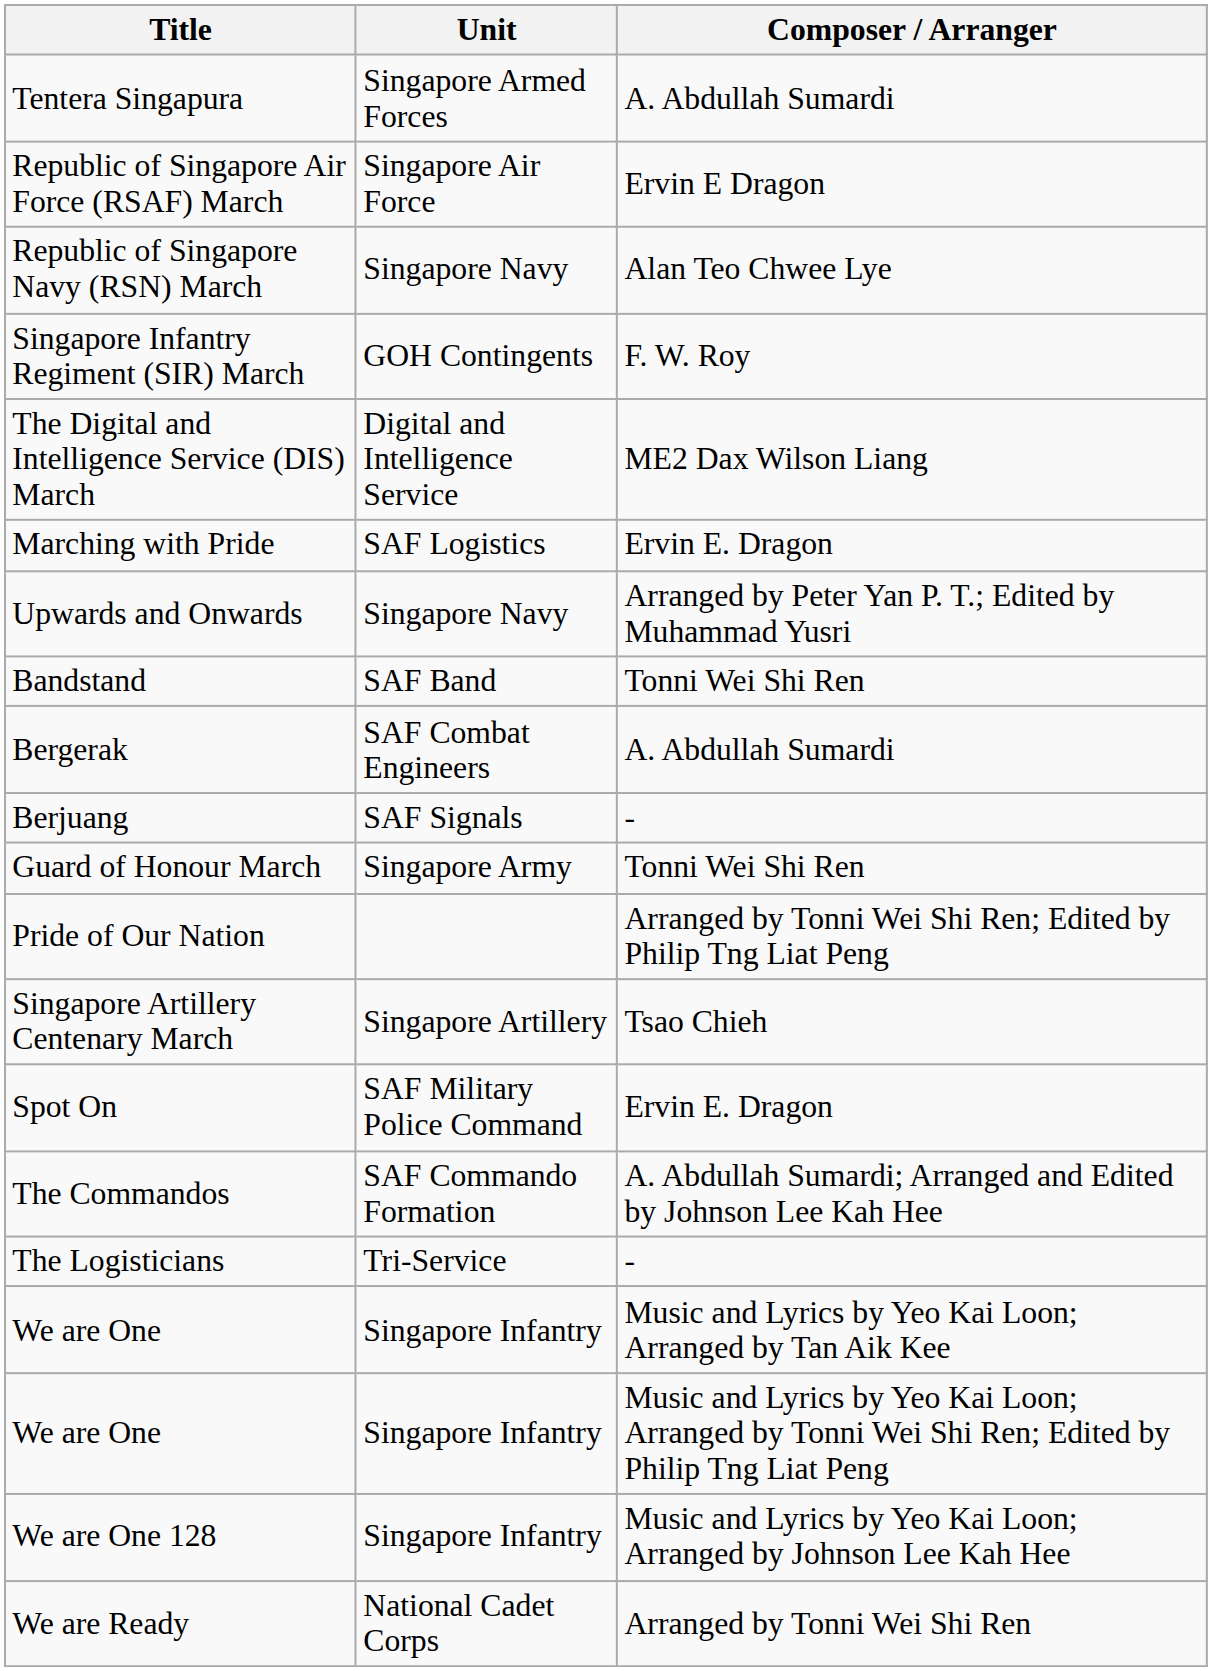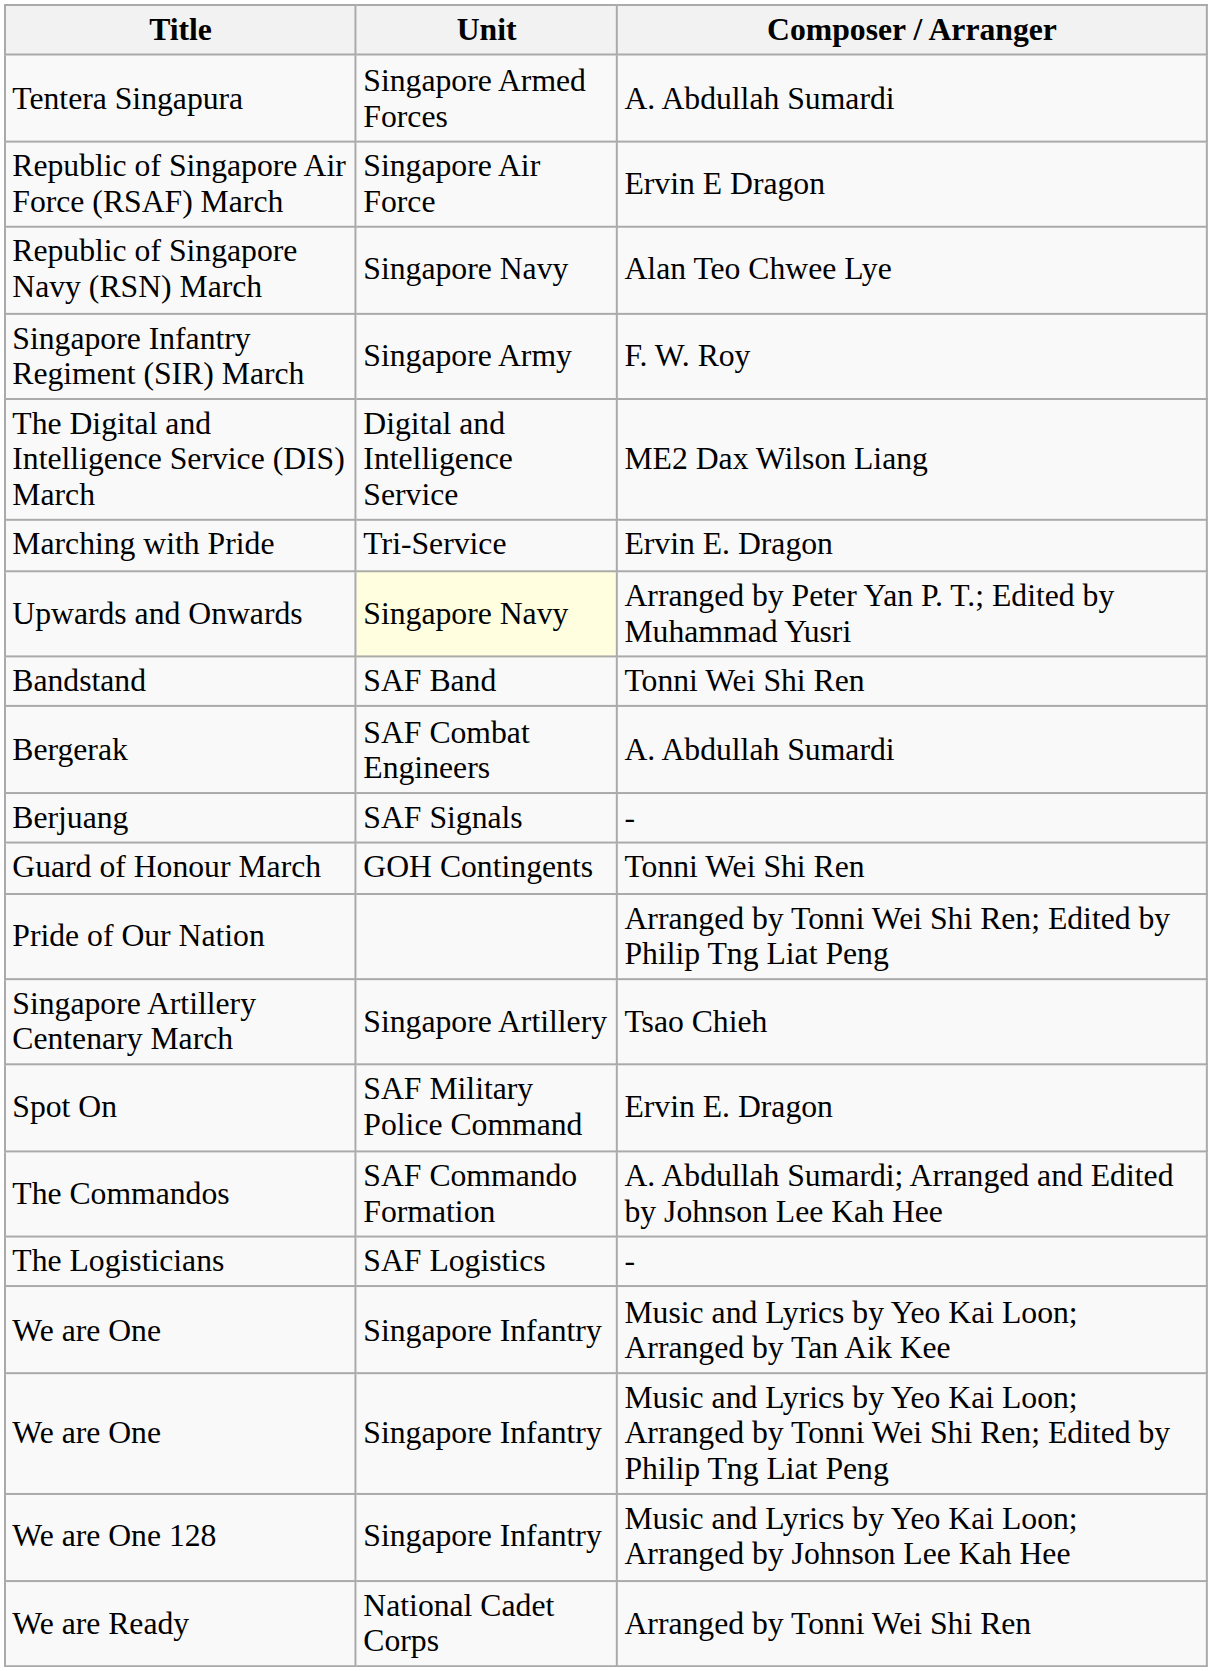(478, 355) GOH Contingents -> (468, 355) Singapore Army
(454, 544) SAF Logistics -> (435, 544) Tri-Service
(466, 612) no background -> (466, 612) lightyellow background
(468, 867) Singapore Army -> (478, 867) GOH Contingents
(435, 1261) Tri-Service -> (454, 1261) SAF Logistics
